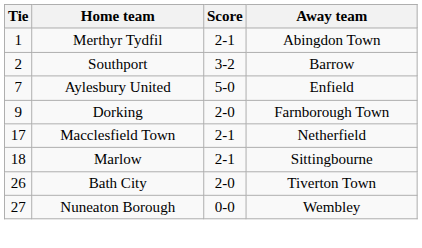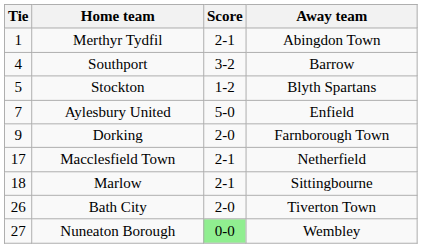(18, 64) 2 -> (18, 64) 4
+ row: (118, 87)
(225, 207) no background -> (225, 231) lightgreen background
